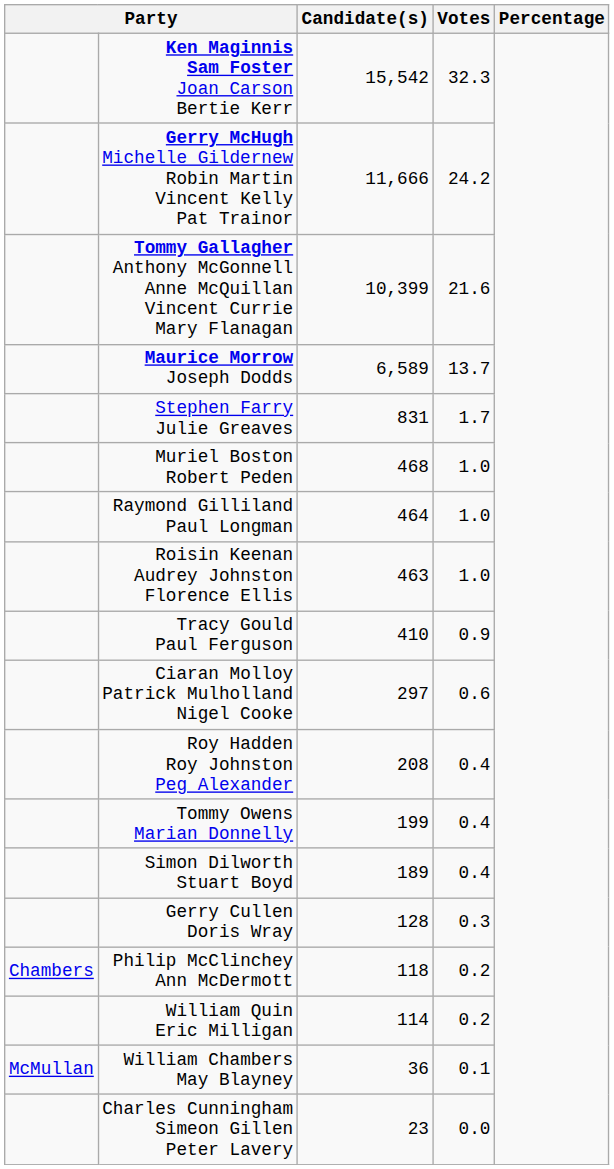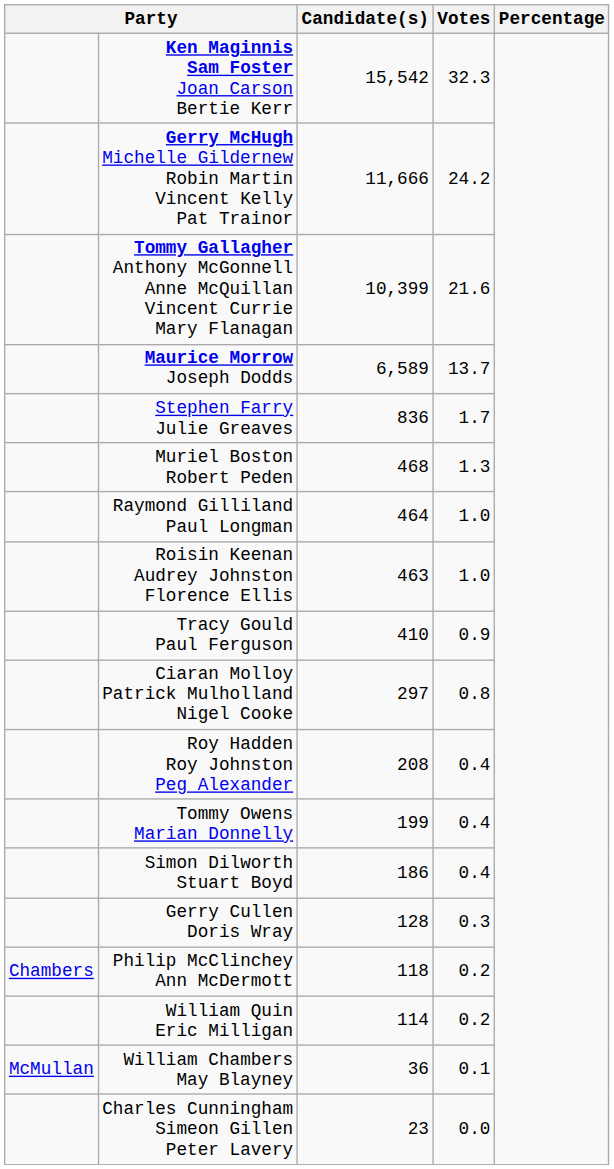(413, 418) 831 -> (413, 418) 836
(474, 467) 1.0 -> (474, 467) 1.3
(474, 695) 0.6 -> (474, 695) 0.8
(413, 873) 189 -> (413, 873) 186
